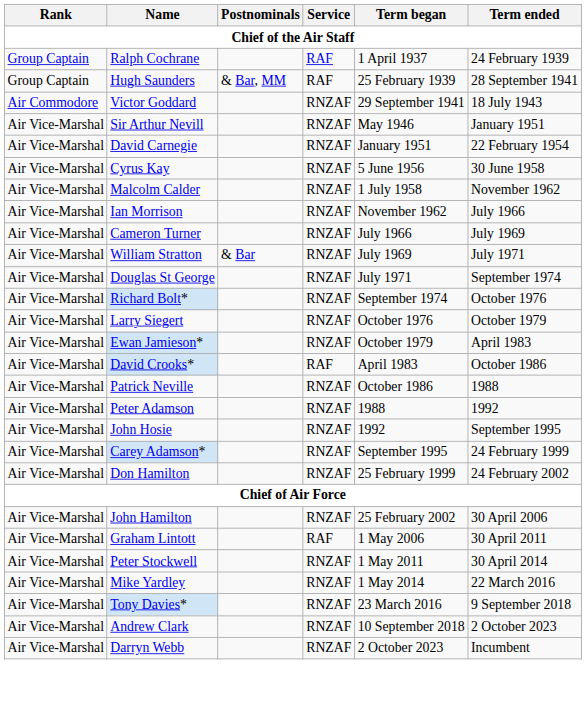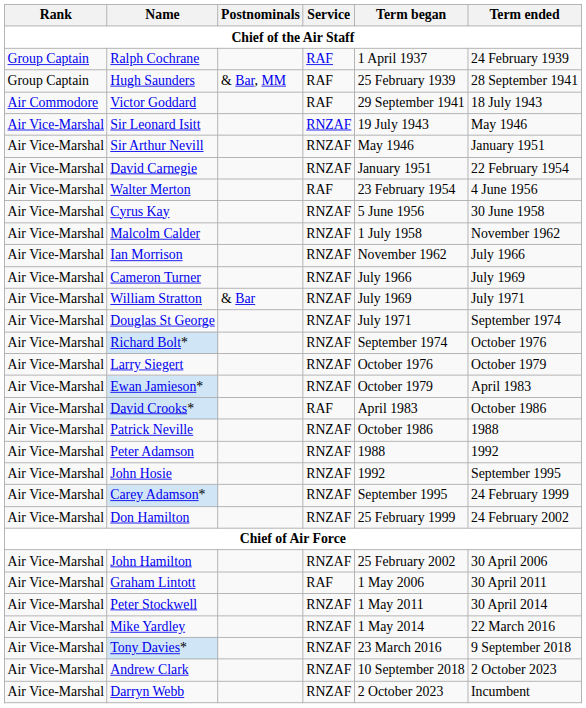(329, 102) RNZAF -> (320, 102) RAF
+ row: (155, 124)
+ row: (150, 189)
